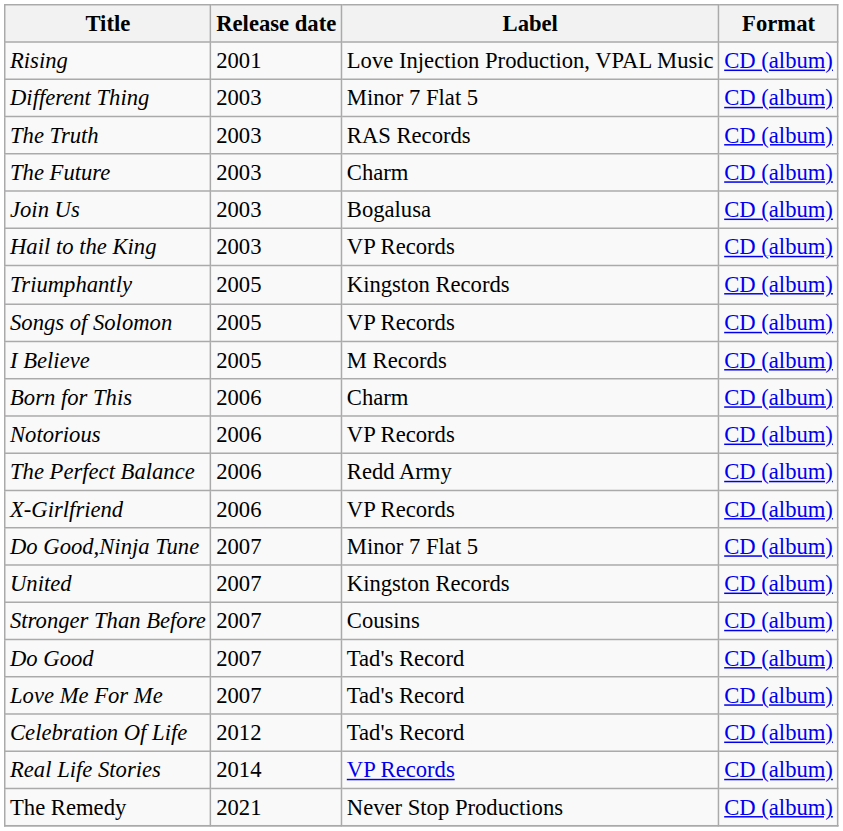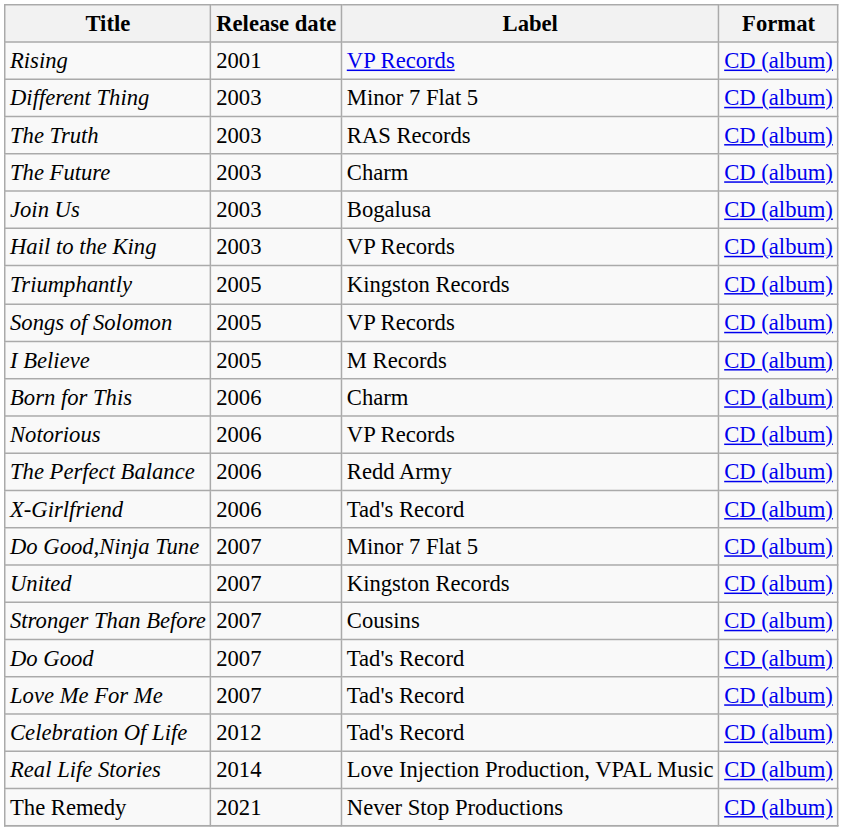(530, 60) Love Injection Production, VPAL Music -> (401, 60) VP Records
(401, 508) VP Records -> (406, 508) Tad's Record
(401, 770) VP Records -> (530, 770) Love Injection Production, VPAL Music
